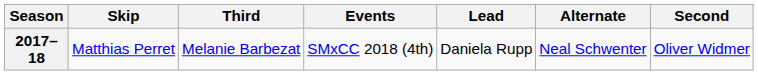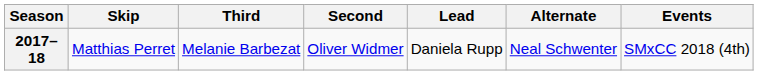columns swapped: (702, 16) <-> (370, 16)
